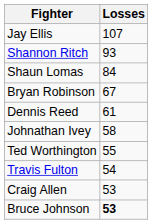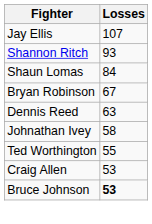(109, 111) 61 -> (109, 111) 63
- row: (43, 170)
